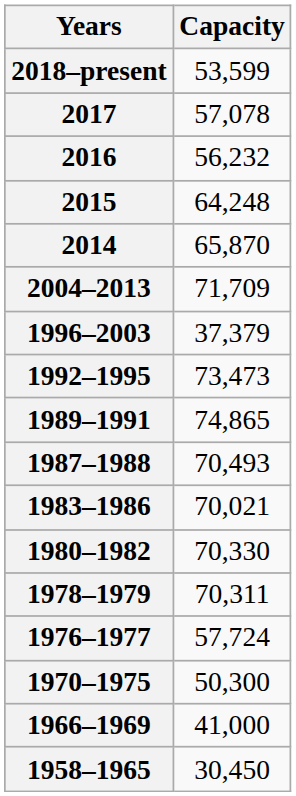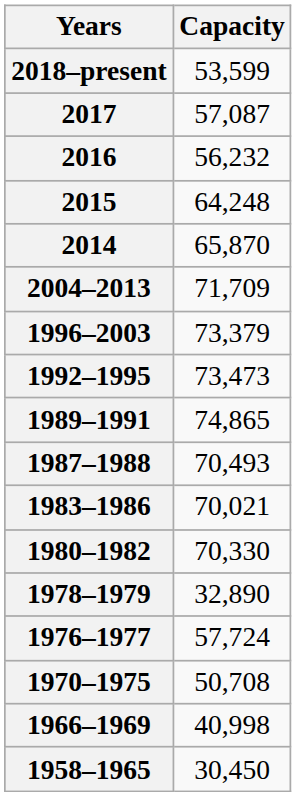(232, 114) 57,078 -> (232, 114) 57,087
(232, 332) 37,379 -> (232, 332) 73,379
(232, 594) 70,311 -> (232, 594) 32,890
(232, 681) 50,300 -> (232, 681) 50,708
(232, 725) 41,000 -> (232, 725) 40,998
